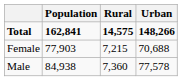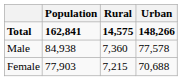rows swapped: (18, 66) <-> (23, 48)
